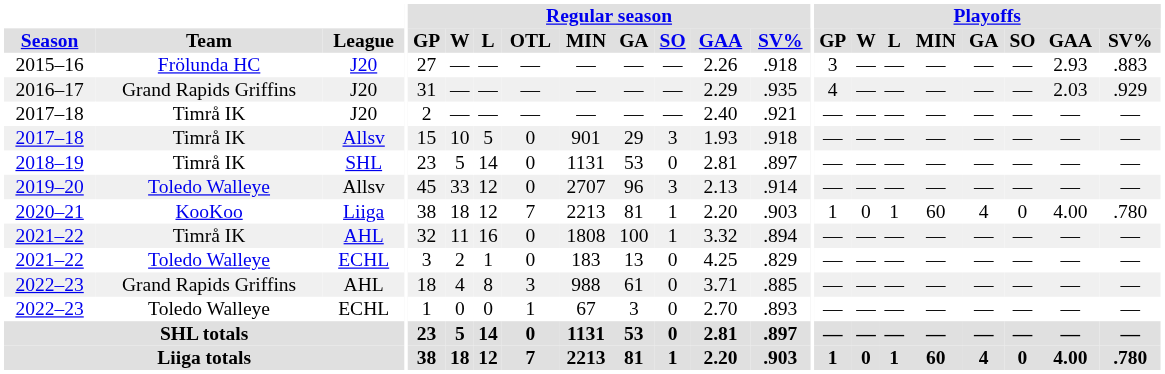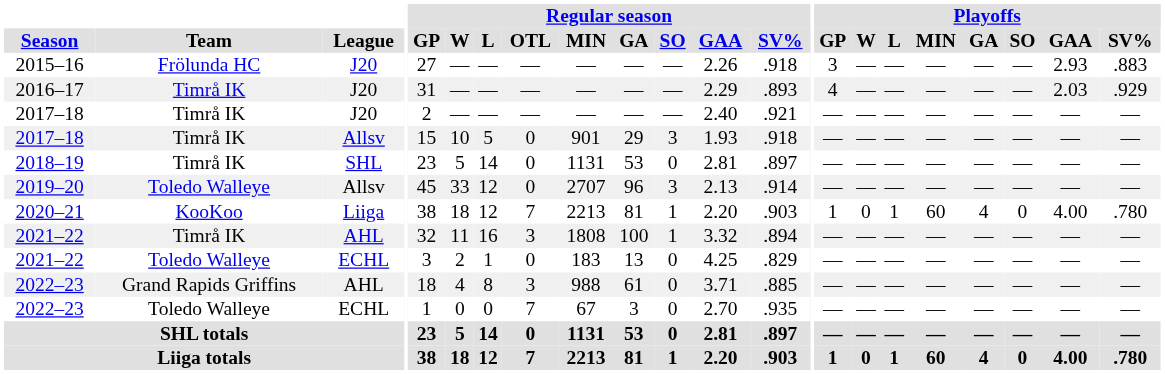(209, 89) Grand Rapids Griffins -> (209, 89) Timrå IK
(780, 89) .935 -> (780, 89) .893
(530, 235) 0 -> (530, 235) 3
(530, 308) 1 -> (530, 308) 7
(780, 308) .893 -> (780, 308) .935
